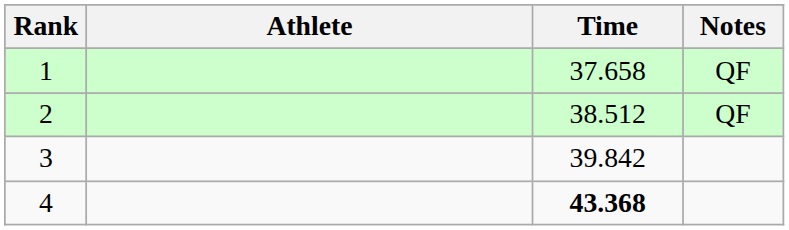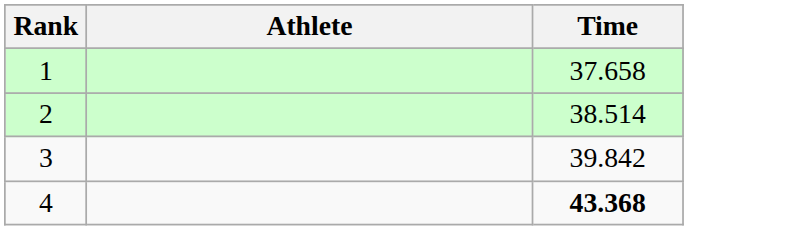- column: (733, 26)
(608, 114) 38.512 -> (608, 114) 38.514
